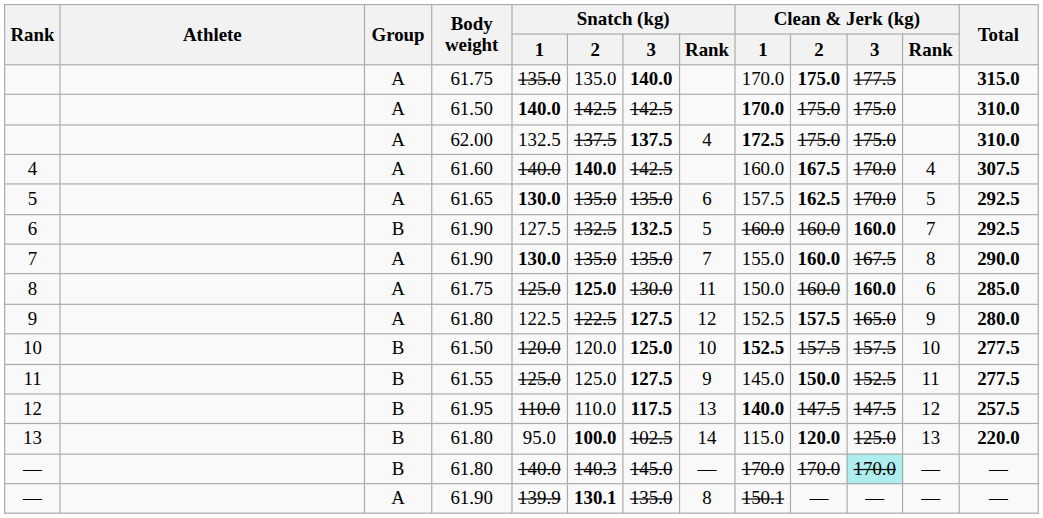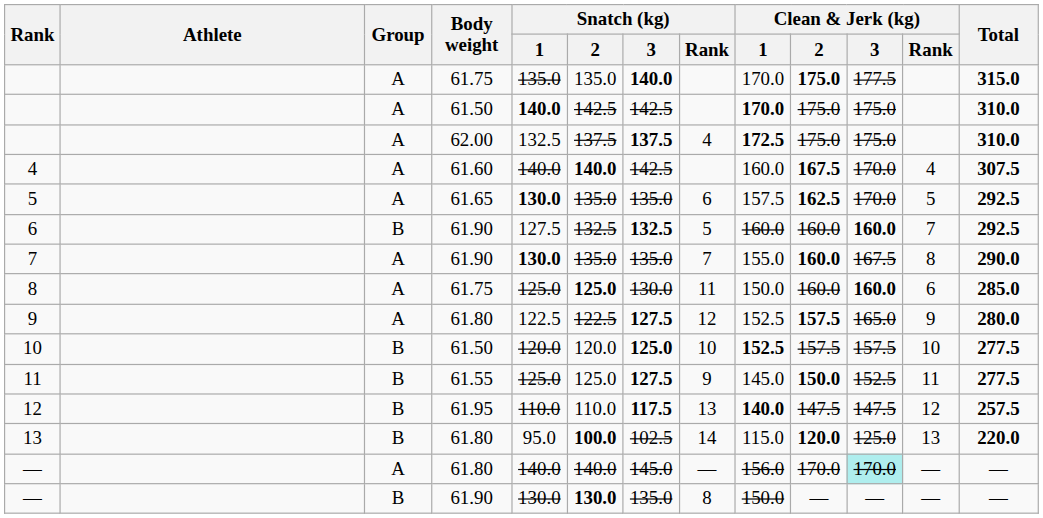(398, 468) B -> (398, 468) A
(595, 468) 140.3 -> (595, 468) 140.0
(763, 468) 170.0 -> (763, 468) 156.0
(398, 498) A -> (398, 498) B
(539, 498) 139.9 -> (539, 498) 130.0
(595, 498) 130.1 -> (595, 498) 130.0
(763, 498) 150.1 -> (763, 498) 150.0
